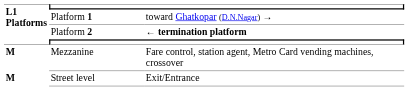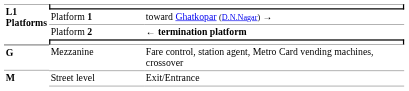(10, 52) M -> (10, 52) G
